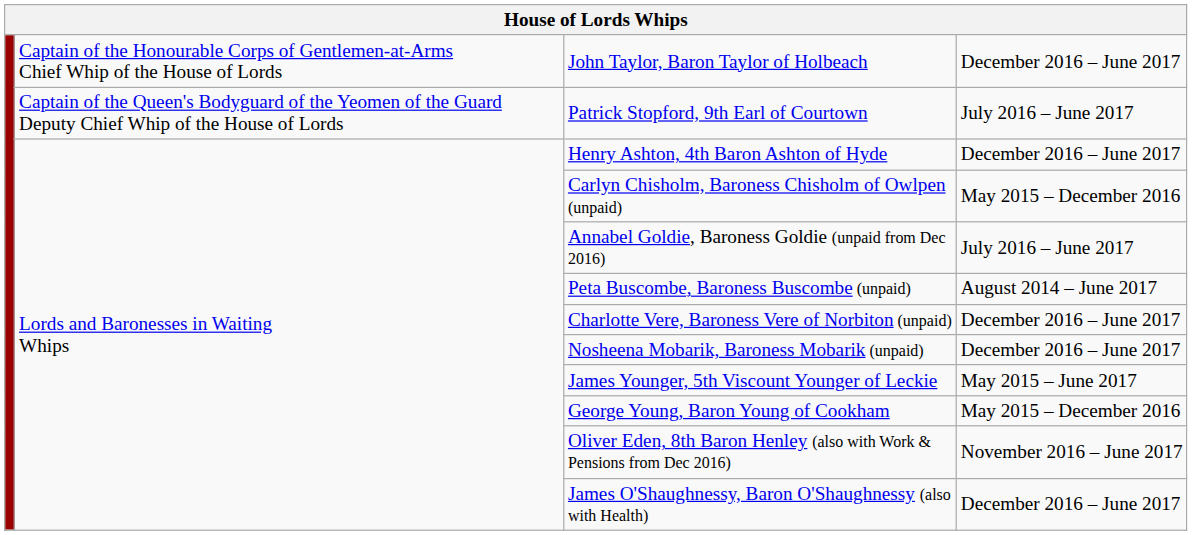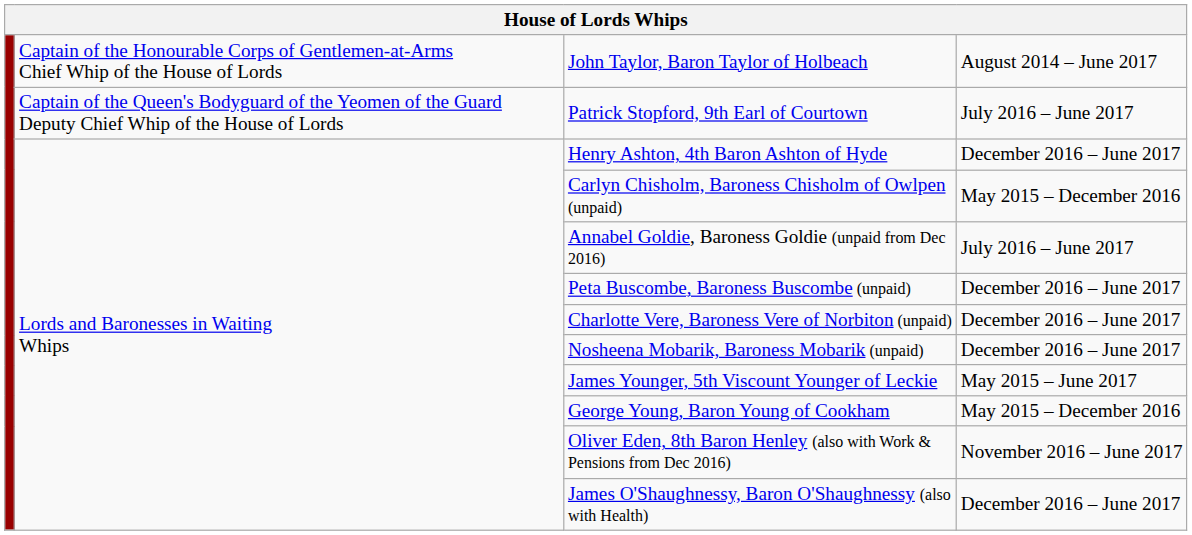(1071, 60) December 2016 – June 2017 -> (1059, 60) August 2014 – June 2017
(1059, 288) August 2014 – June 2017 -> (1071, 288) December 2016 – June 2017
